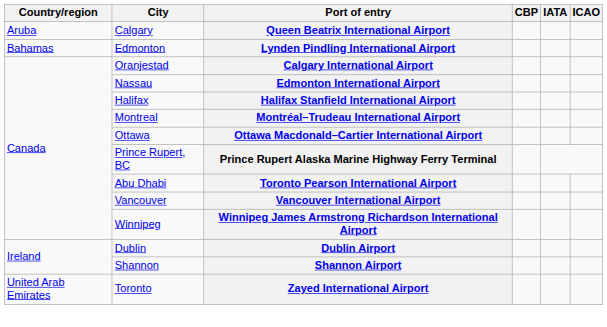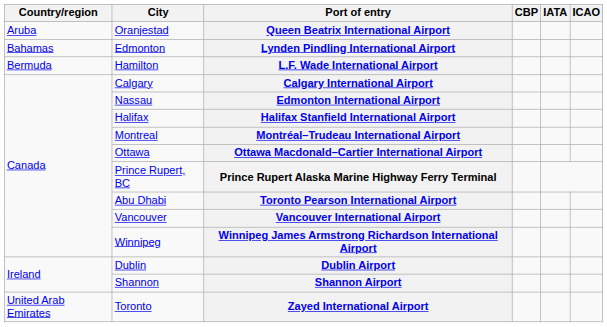(134, 30) Calgary -> (142, 30) Oranjestad
+ row: (358, 65)
(142, 65) Oranjestad -> (134, 83) Calgary
